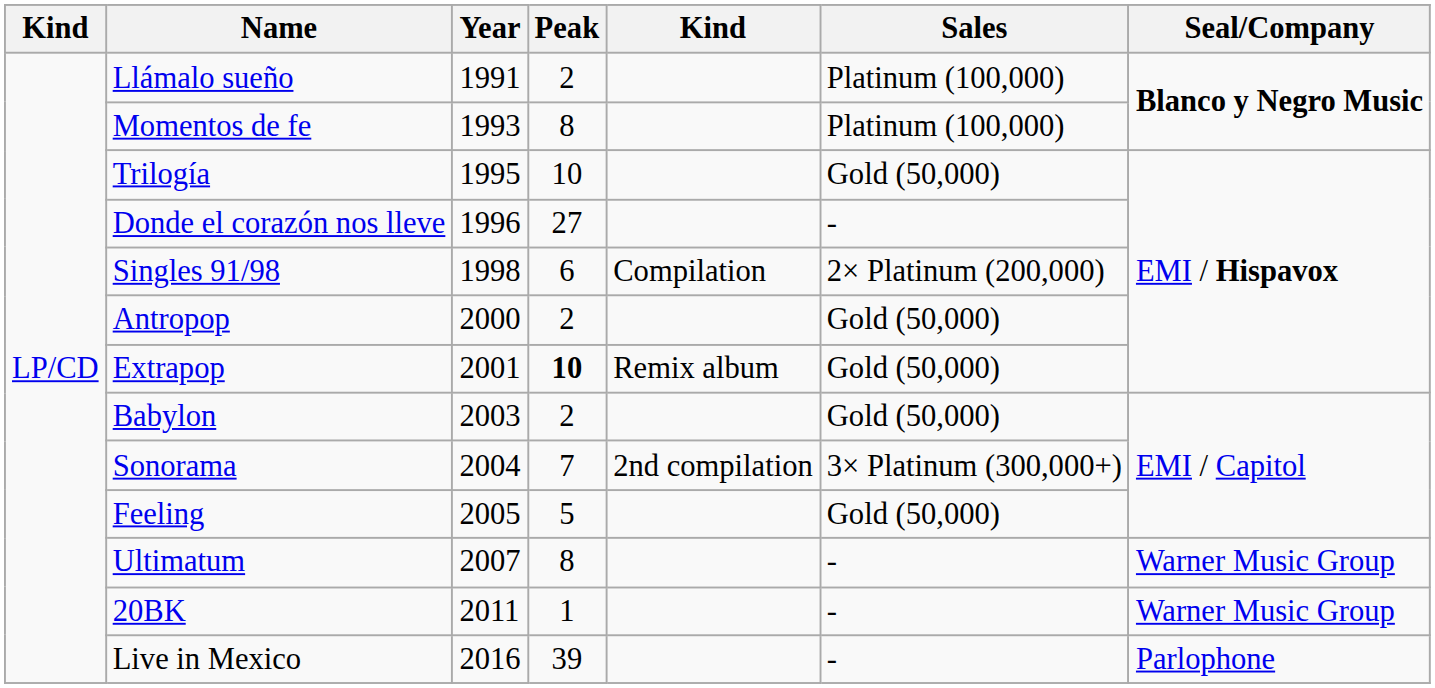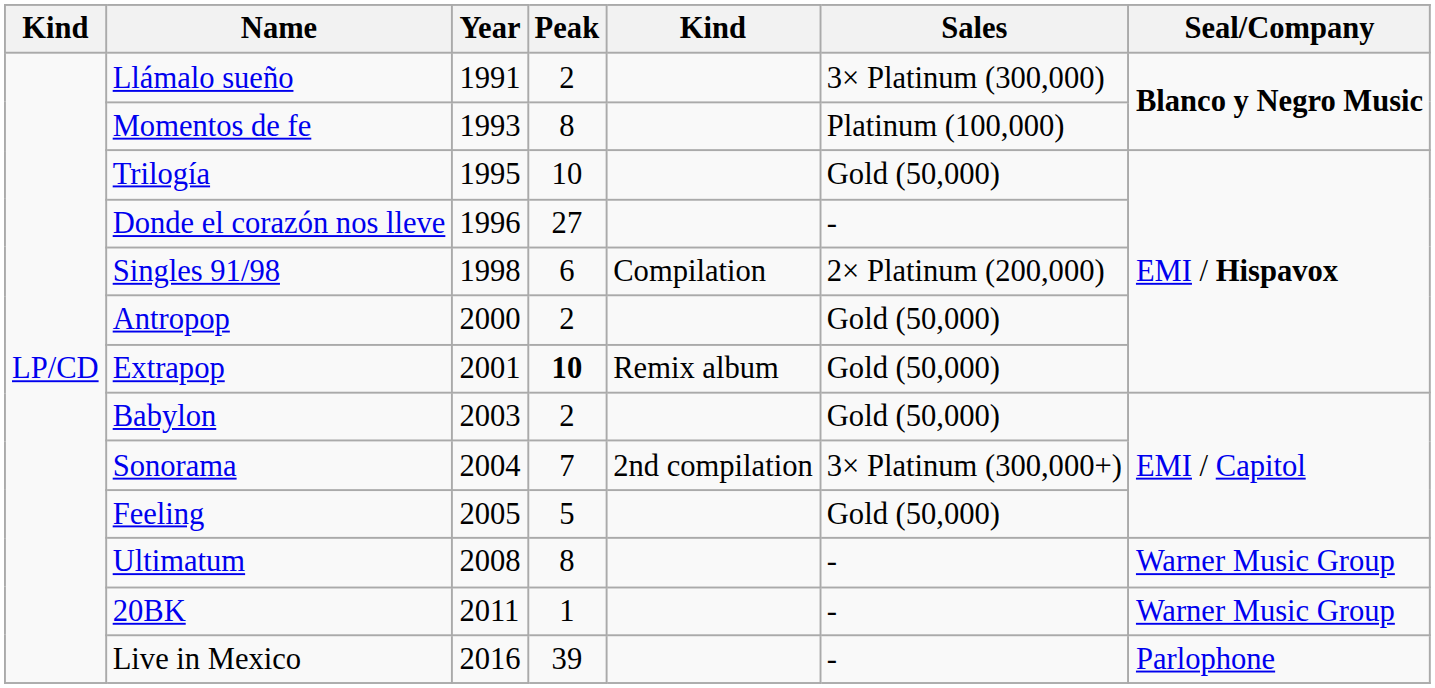(946, 77) Platinum (100,000) -> (966, 77) 3× Platinum (300,000)
(490, 561) 2007 -> (490, 561) 2008
